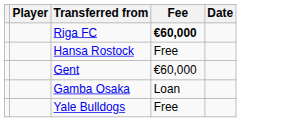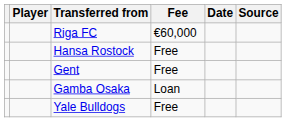+ column: (259, 13)
(175, 32) bold -> (175, 32) normal
(175, 70) €60,000 -> (166, 70) Free
